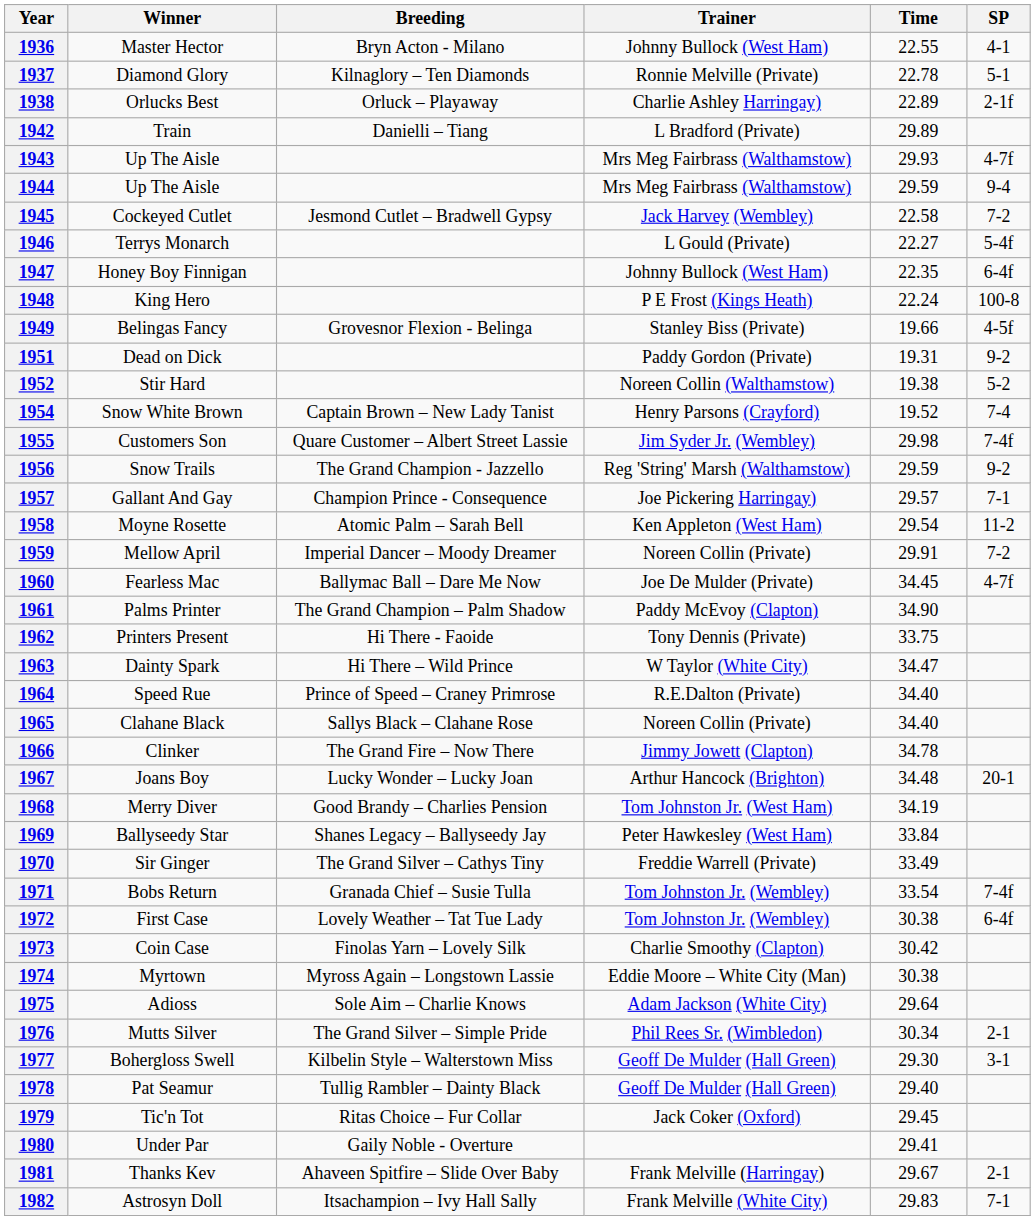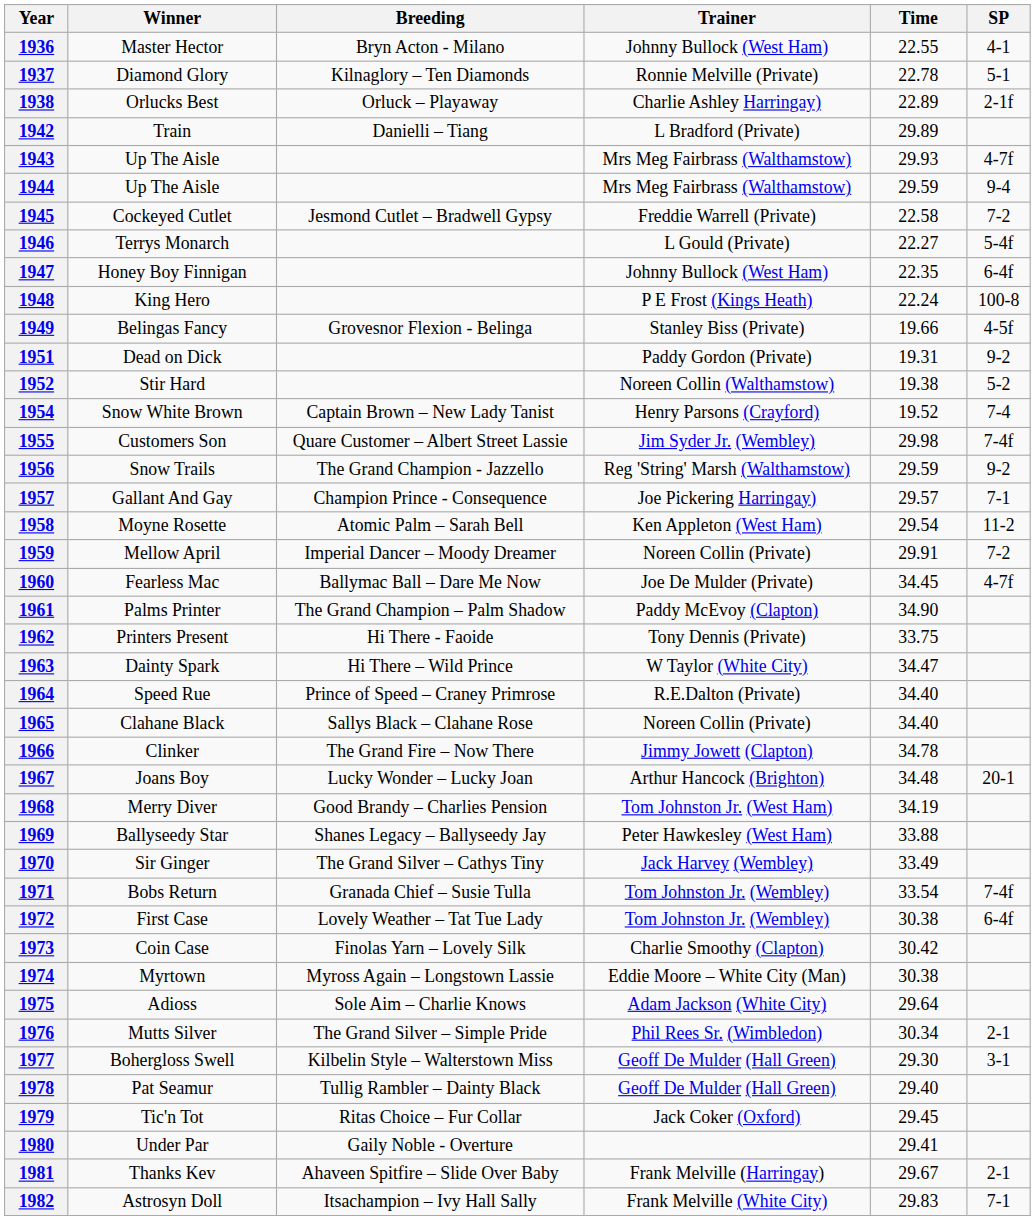(727, 215) Jack Harvey (Wembley) -> (727, 215) Freddie Warrell (Private)
(918, 835) 33.84 -> (918, 835) 33.88
(727, 863) Freddie Warrell (Private) -> (727, 863) Jack Harvey (Wembley)
